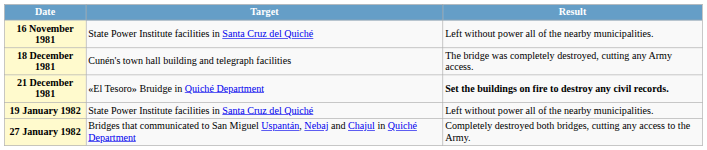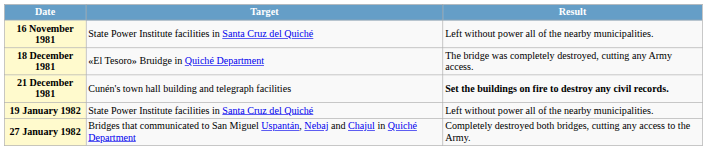(190, 61) Cunén's town hall building and telegraph facilities -> (176, 61) «El Tesoro» Bruidge in Quiché Department
(176, 88) «El Tesoro» Bruidge in Quiché Department -> (190, 88) Cunén's town hall building and telegraph facilities
